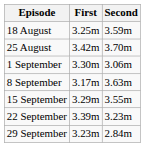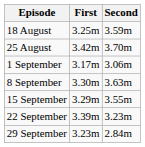(86, 64) 3.30m -> (86, 64) 3.17m
(86, 82) 3.17m -> (86, 82) 3.30m
